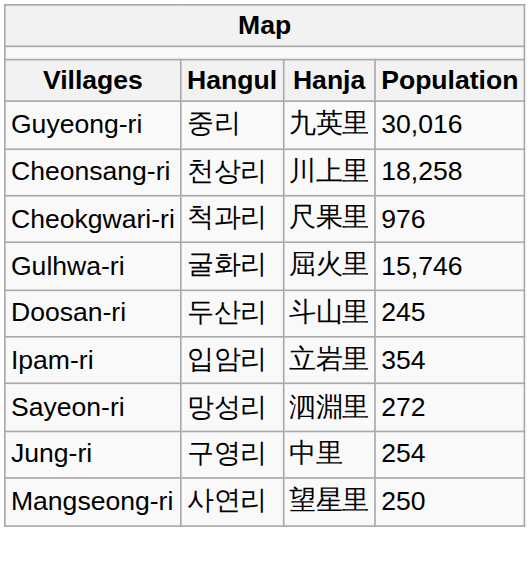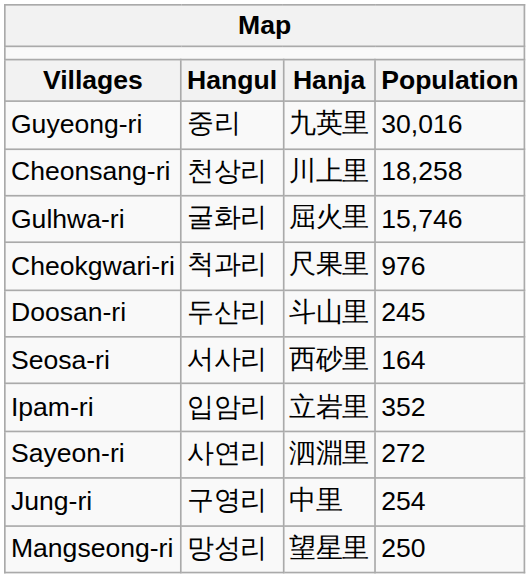rows swapped: (68, 265) <-> (93, 218)
+ row: (60, 360)
(403, 360) 354 -> (403, 407) 352
(227, 406) 망성리 -> (227, 453) 사연리
(227, 500) 사연리 -> (227, 547) 망성리
